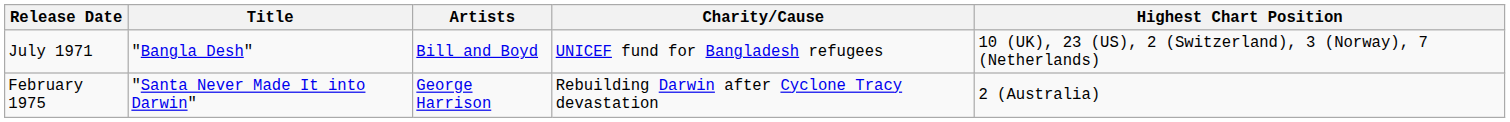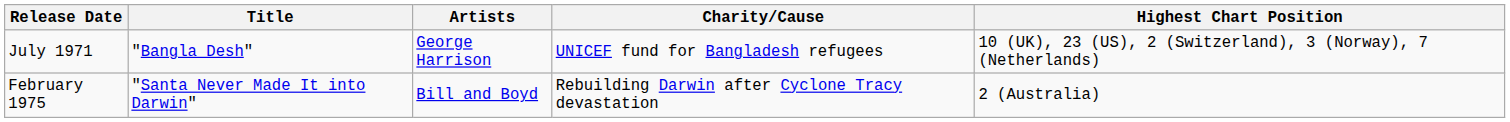(477, 52) Bill and Boyd -> (454, 52) George Harrison
(454, 95) George Harrison -> (477, 95) Bill and Boyd
